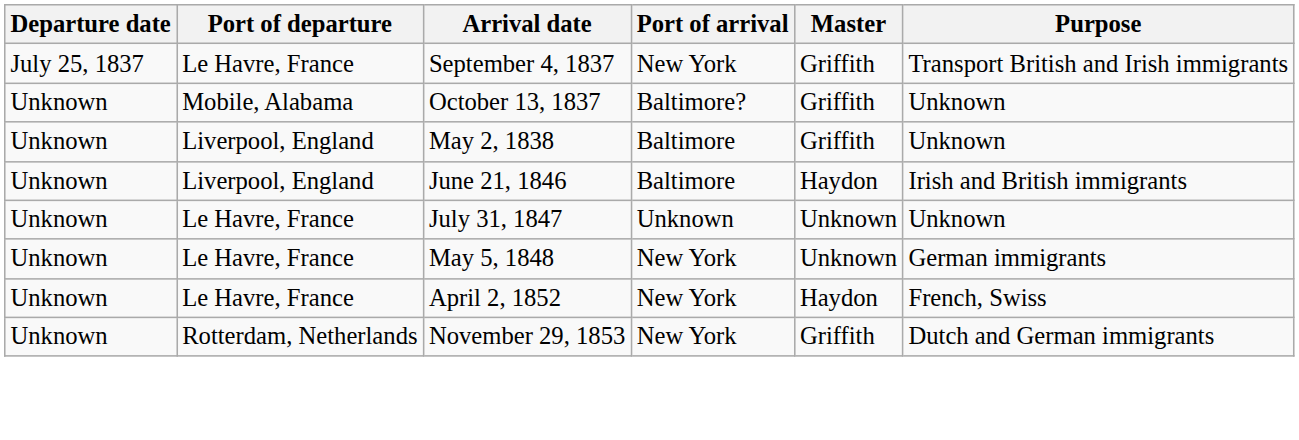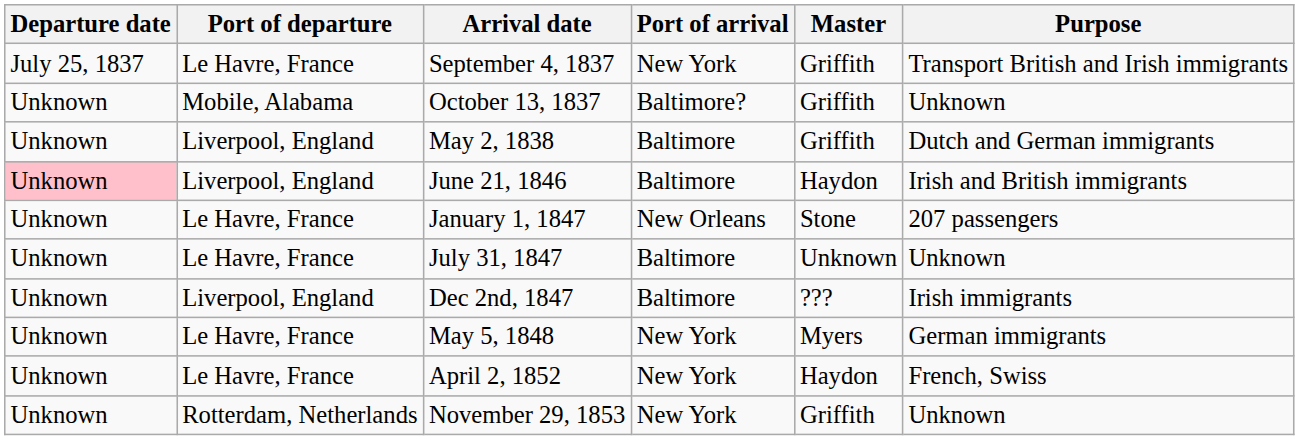(957, 141) Unknown -> (1061, 141) Dutch and German immigrants
(59, 180) no background -> (59, 180) pink background
+ row: (507, 219)
(685, 219) Unknown -> (686, 258) Baltimore
+ row: (501, 297)
(848, 258) Unknown -> (831, 336) Myers
(1061, 336) Dutch and German immigrants -> (957, 414) Unknown
